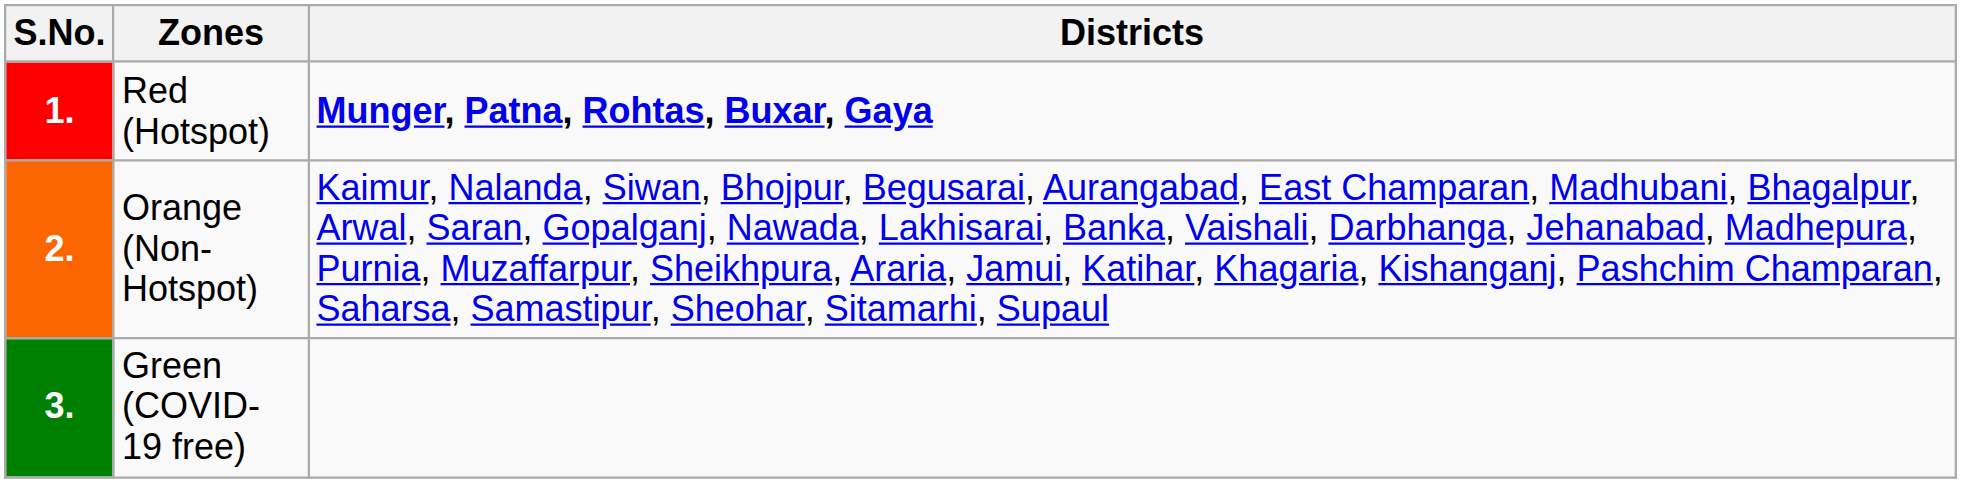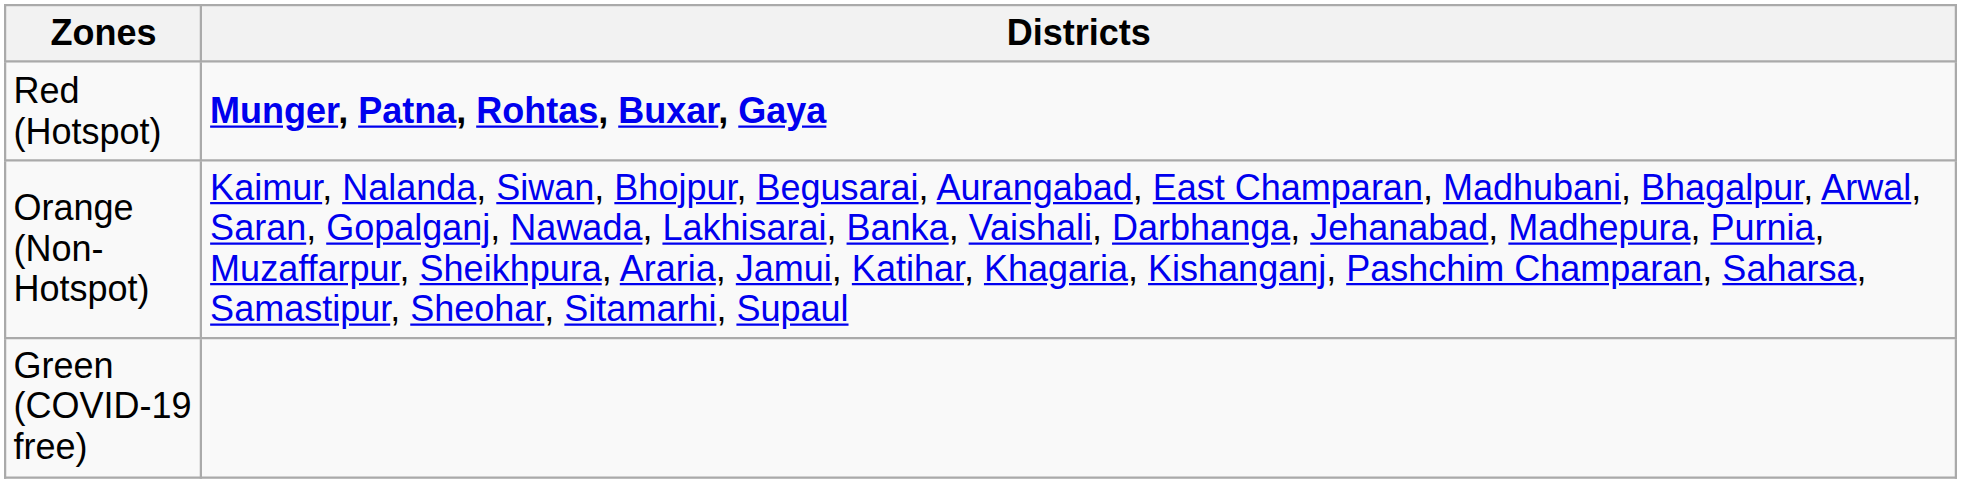- column: (59, 33)
